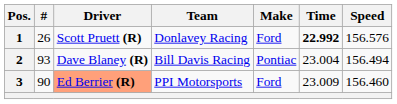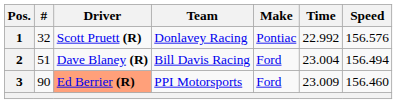(44, 37) 26 -> (44, 37) 32
(269, 37) Ford -> (276, 37) Pontiac
(321, 37) bold -> (321, 37) normal
(44, 59) 93 -> (44, 59) 51
(276, 59) Pontiac -> (269, 59) Ford
